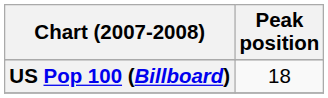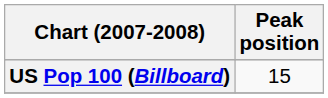(279, 76) 18 -> (279, 76) 15
